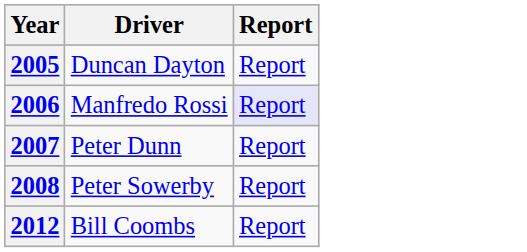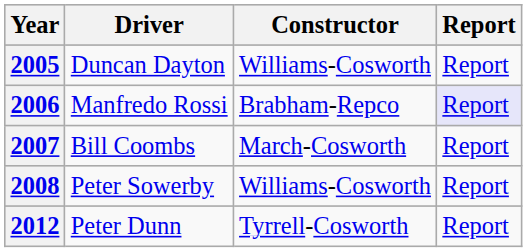+ column: (335, 24)
(126, 145) Peter Dunn -> (133, 145) Bill Coombs
(133, 226) Bill Coombs -> (126, 226) Peter Dunn
